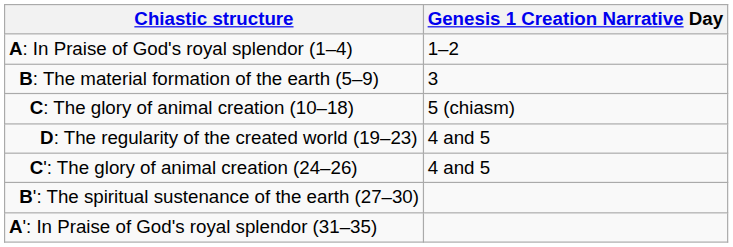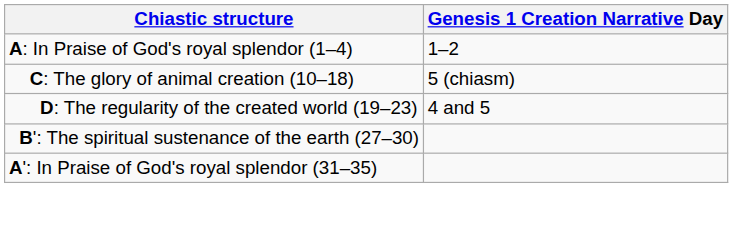- row: (194, 78)
- row: (183, 167)
